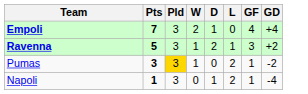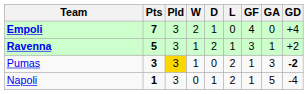+ column: (272, 13)
(272, 64) normal -> (293, 64) bold
